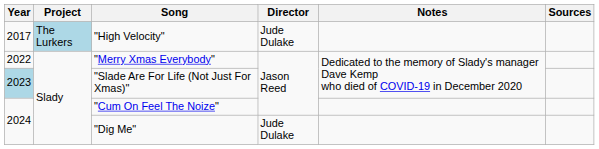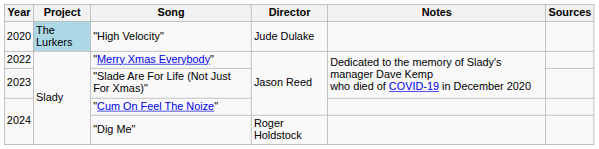(19, 36) 2017 -> (19, 36) 2020
(19, 83) lightblue background -> (19, 83) no background
(277, 130) Jude Dulake -> (278, 130) Roger Holdstock
